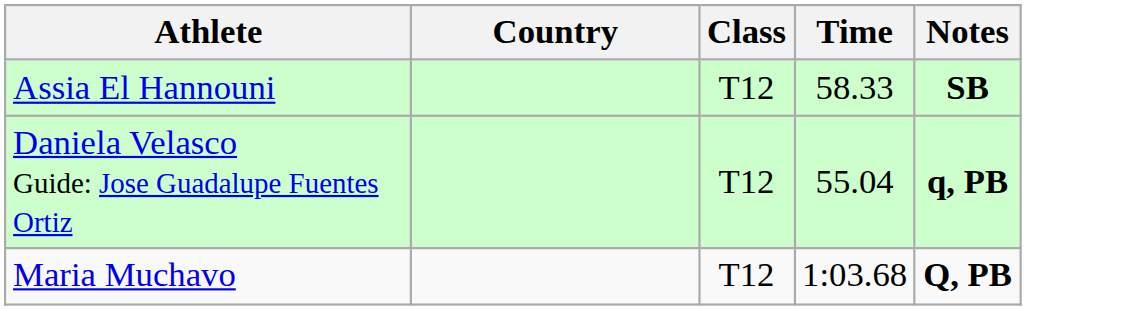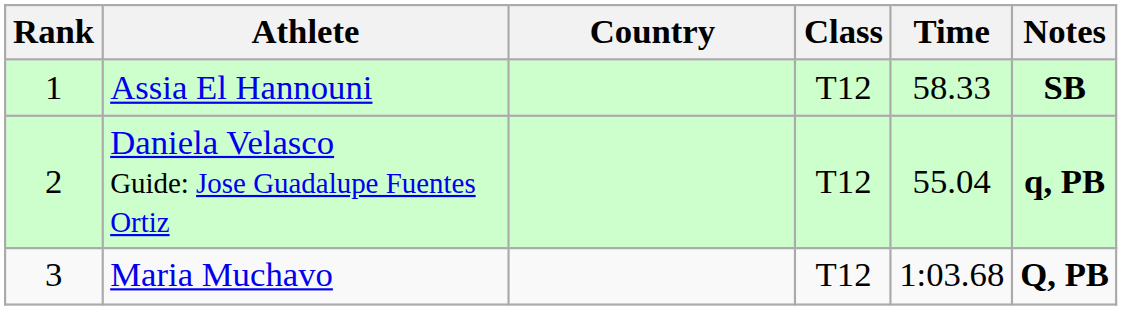+ column: (54, 32)
